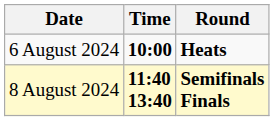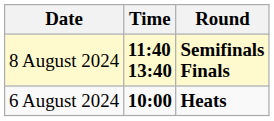rows swapped: (64, 49) <-> (64, 89)
